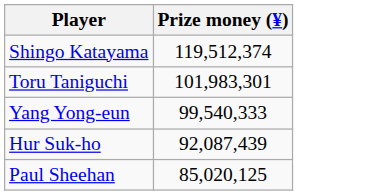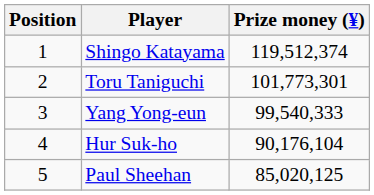+ column: (43, 19)
(223, 81) 101,983,301 -> (299, 81) 101,773,301
(223, 143) 92,087,439 -> (299, 143) 90,176,104
